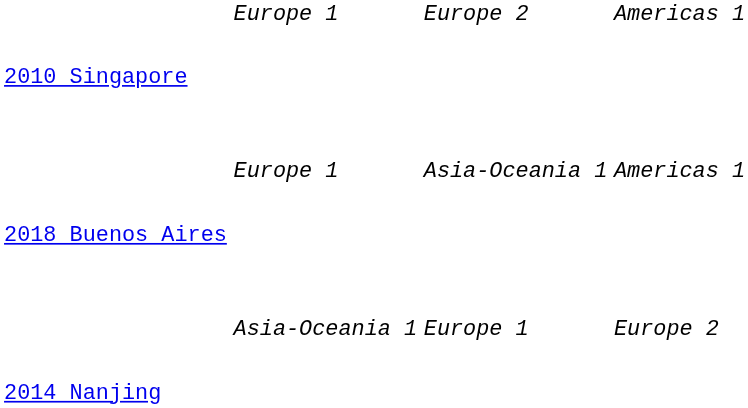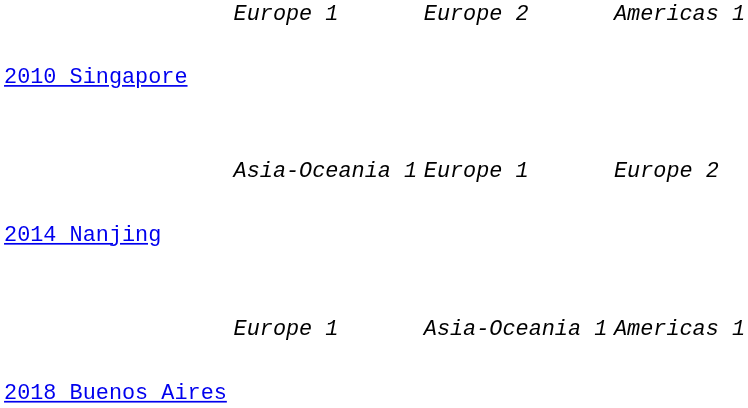rows swapped: (83, 392) <-> (115, 235)
